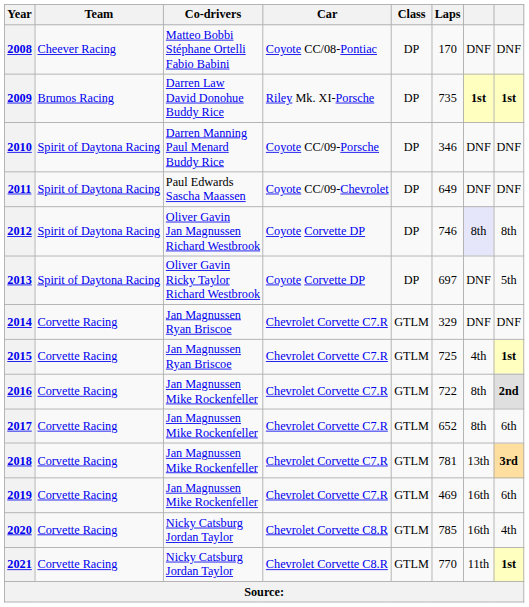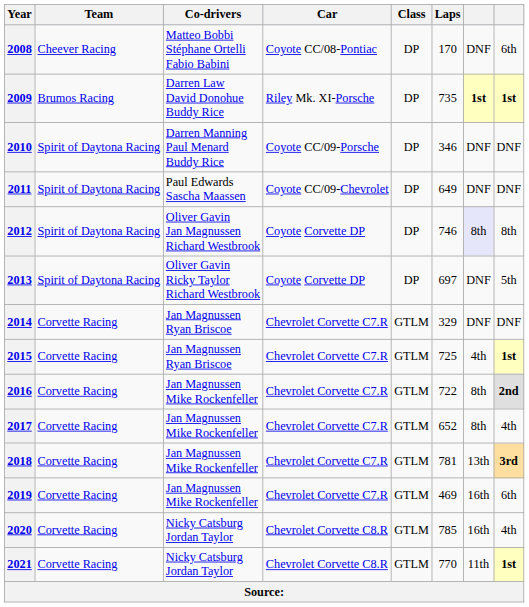(509, 49) DNF -> (509, 49) 6th
(509, 426) 6th -> (509, 426) 4th
